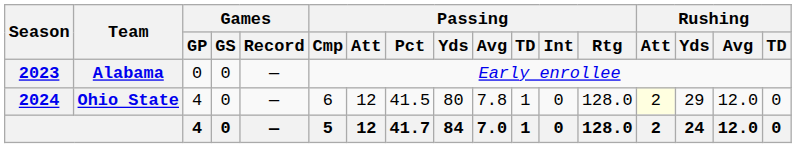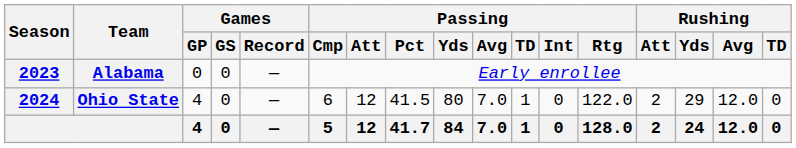(492, 101) 7.8 -> (492, 101) 7.0
(607, 101) 128.0 -> (607, 101) 122.0
(656, 101) lightyellow background -> (656, 101) no background
